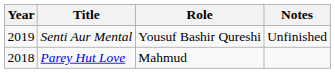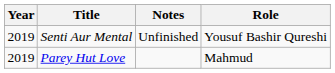columns swapped: (200, 15) <-> (297, 15)
(21, 57) 2018 -> (21, 57) 2019
